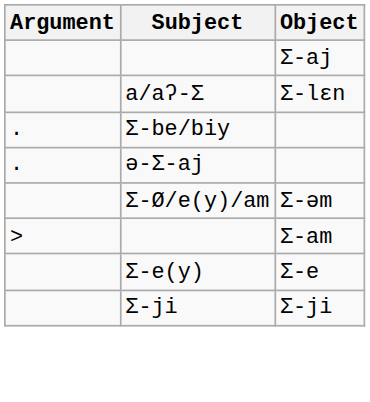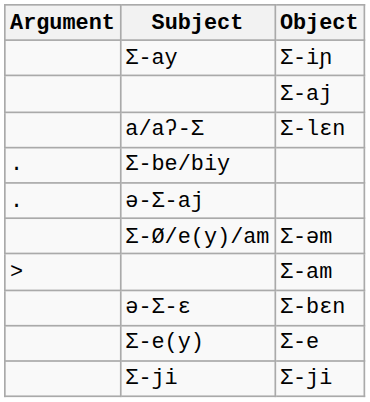+ row: (152, 58)
+ row: (158, 307)
